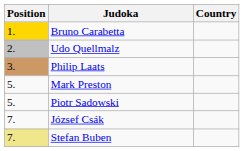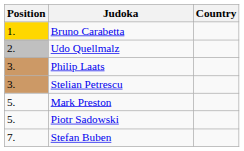+ row: (87, 84)
- row: (77, 119)
(11, 137) khaki background -> (11, 137) no background
